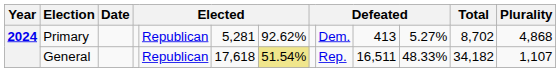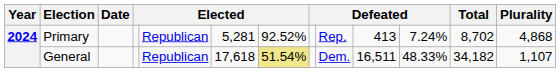(284, 36) 92.62% -> (284, 36) 92.52%
(334, 36) Dem. -> (333, 36) Rep.
(428, 36) 5.27% -> (428, 36) 7.24%
(333, 57) Rep. -> (334, 57) Dem.
